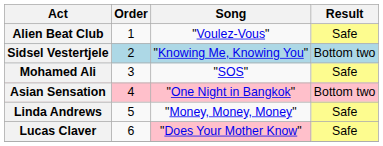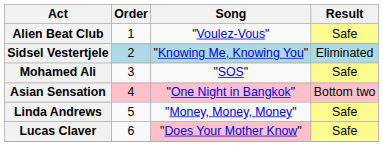(345, 53) Bottom two -> (345, 53) Eliminated
